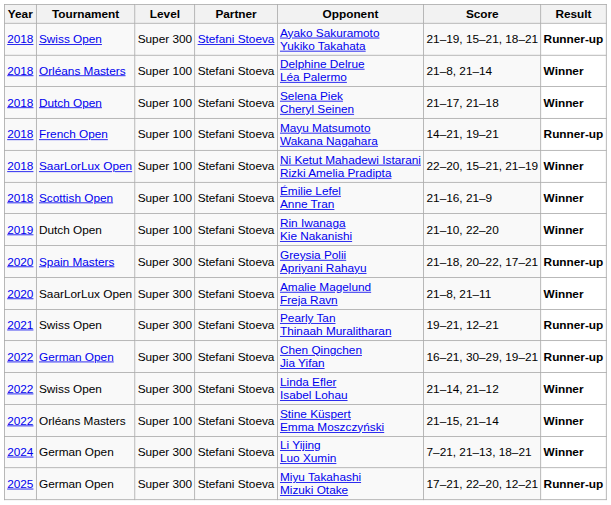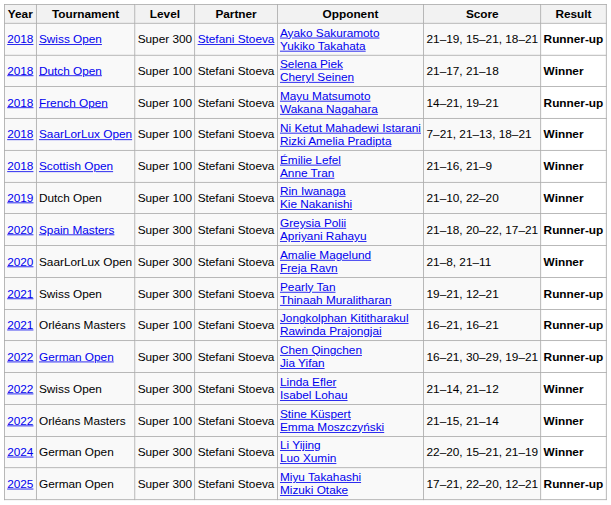- row: (20, 71)
(482, 166) 22–20, 15–21, 21–19 -> (479, 135) 7–21, 21–13, 18–21
+ row: (20, 325)
(479, 452) 7–21, 21–13, 18–21 -> (482, 452) 22–20, 15–21, 21–19
